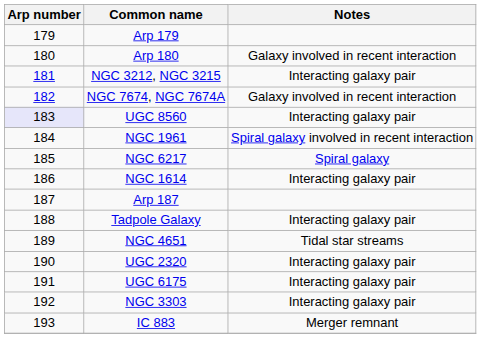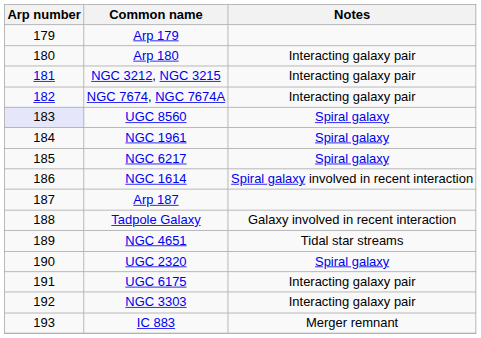(352, 55) Galaxy involved in recent interaction -> (352, 55) Interacting galaxy pair
(352, 96) Galaxy involved in recent interaction -> (352, 96) Interacting galaxy pair
(352, 117) Interacting galaxy pair -> (352, 117) Spiral galaxy
(352, 138) Spiral galaxy involved in recent interaction -> (352, 138) Spiral galaxy
(352, 179) Interacting galaxy pair -> (352, 179) Spiral galaxy involved in recent interaction
(352, 220) Interacting galaxy pair -> (352, 220) Galaxy involved in recent interaction
(352, 261) Interacting galaxy pair -> (352, 261) Spiral galaxy
